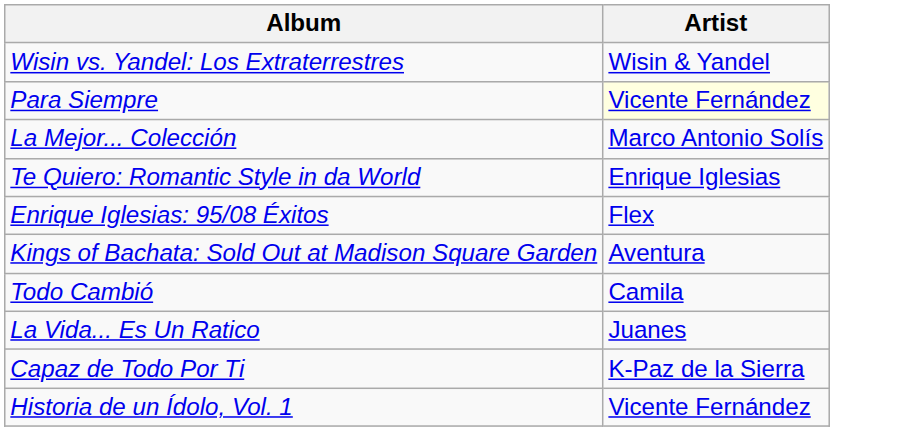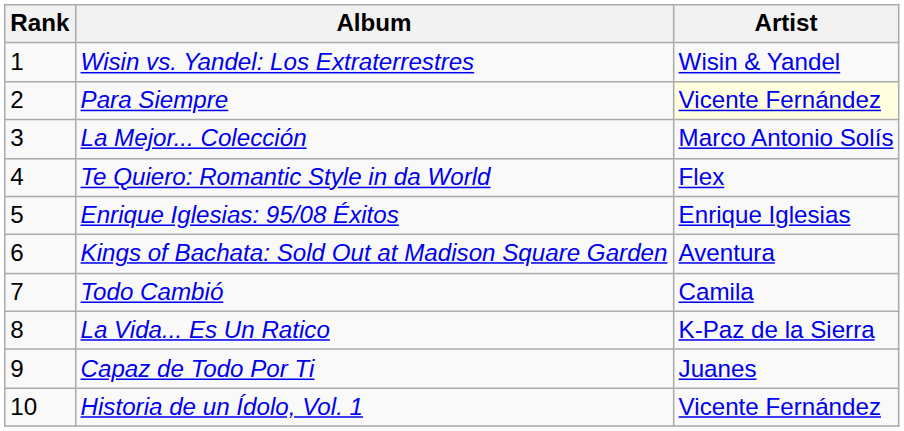+ column: (40, 23)
(694, 176) Enrique Iglesias -> (701, 176) Flex
(631, 215) Flex -> (765, 215) Enrique Iglesias
(647, 330) Juanes -> (777, 330) K-Paz de la Sierra
(706, 368) K-Paz de la Sierra -> (718, 368) Juanes
